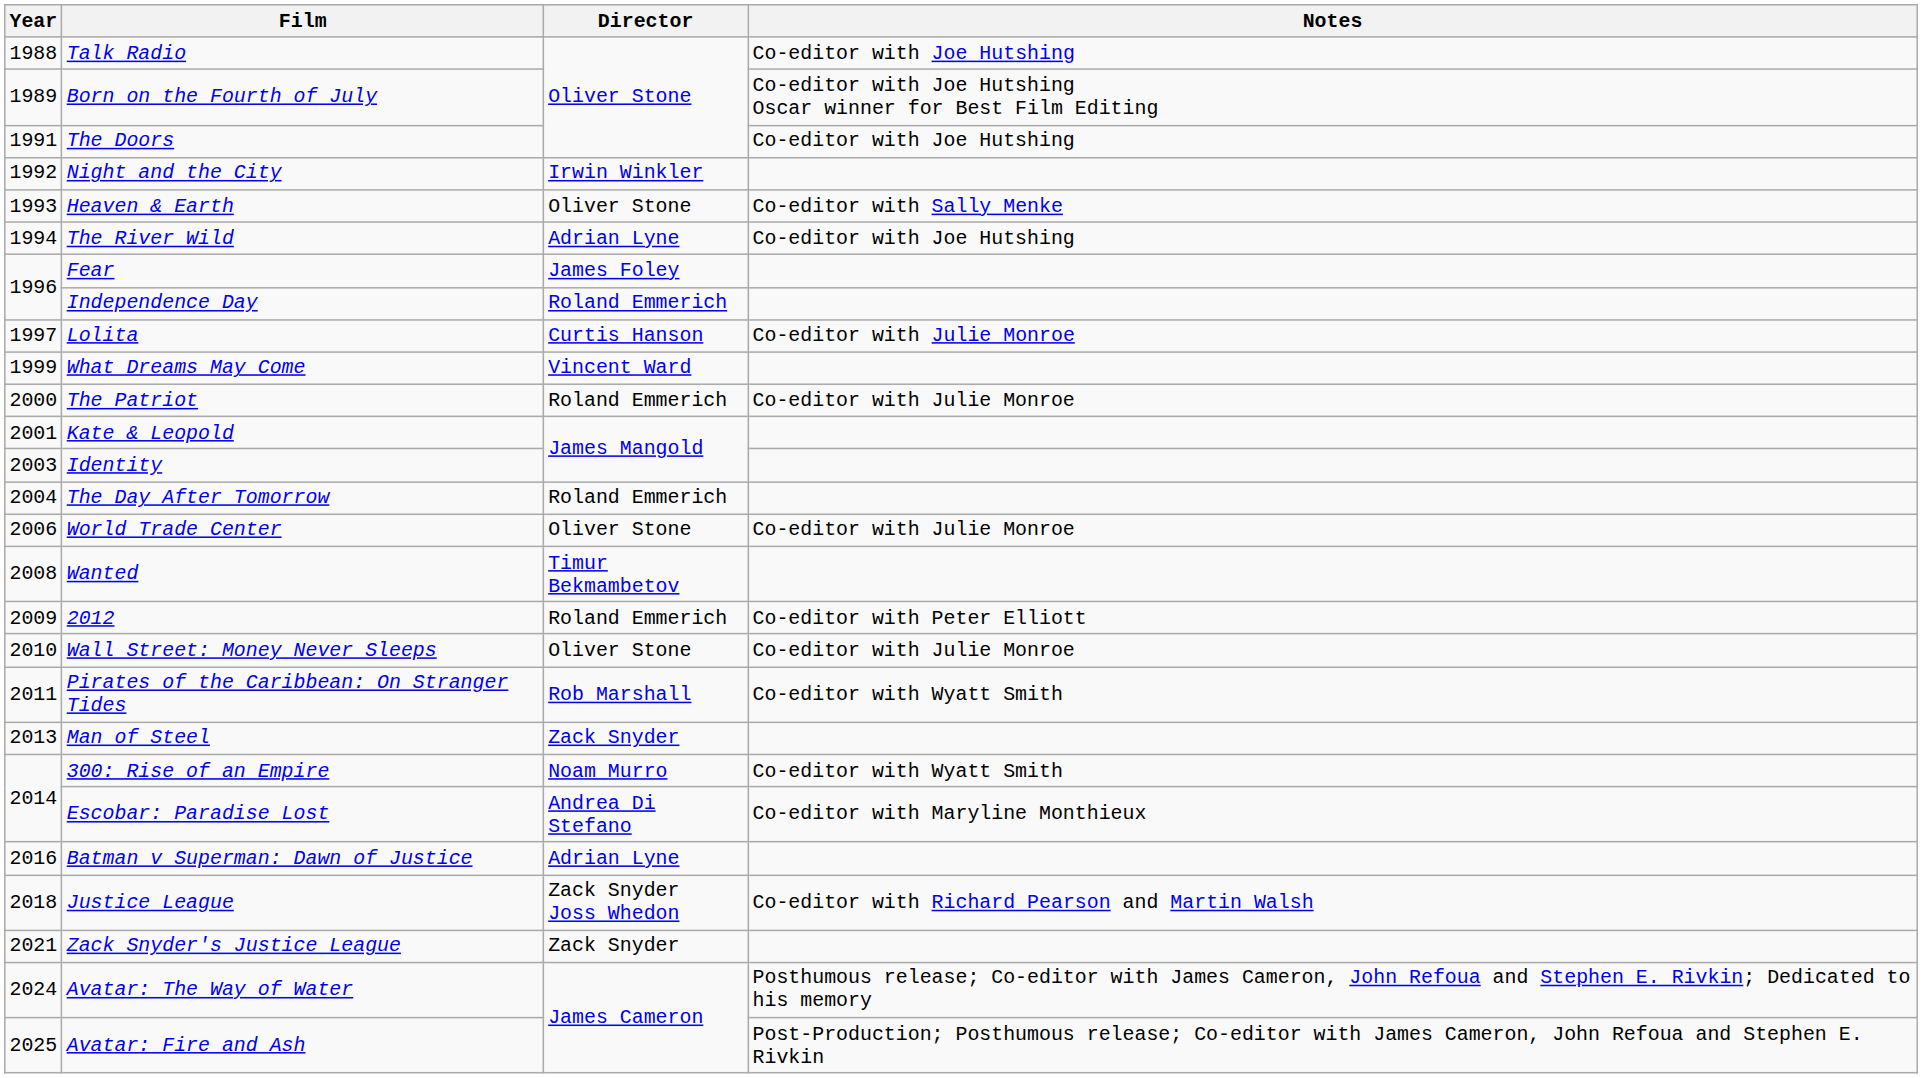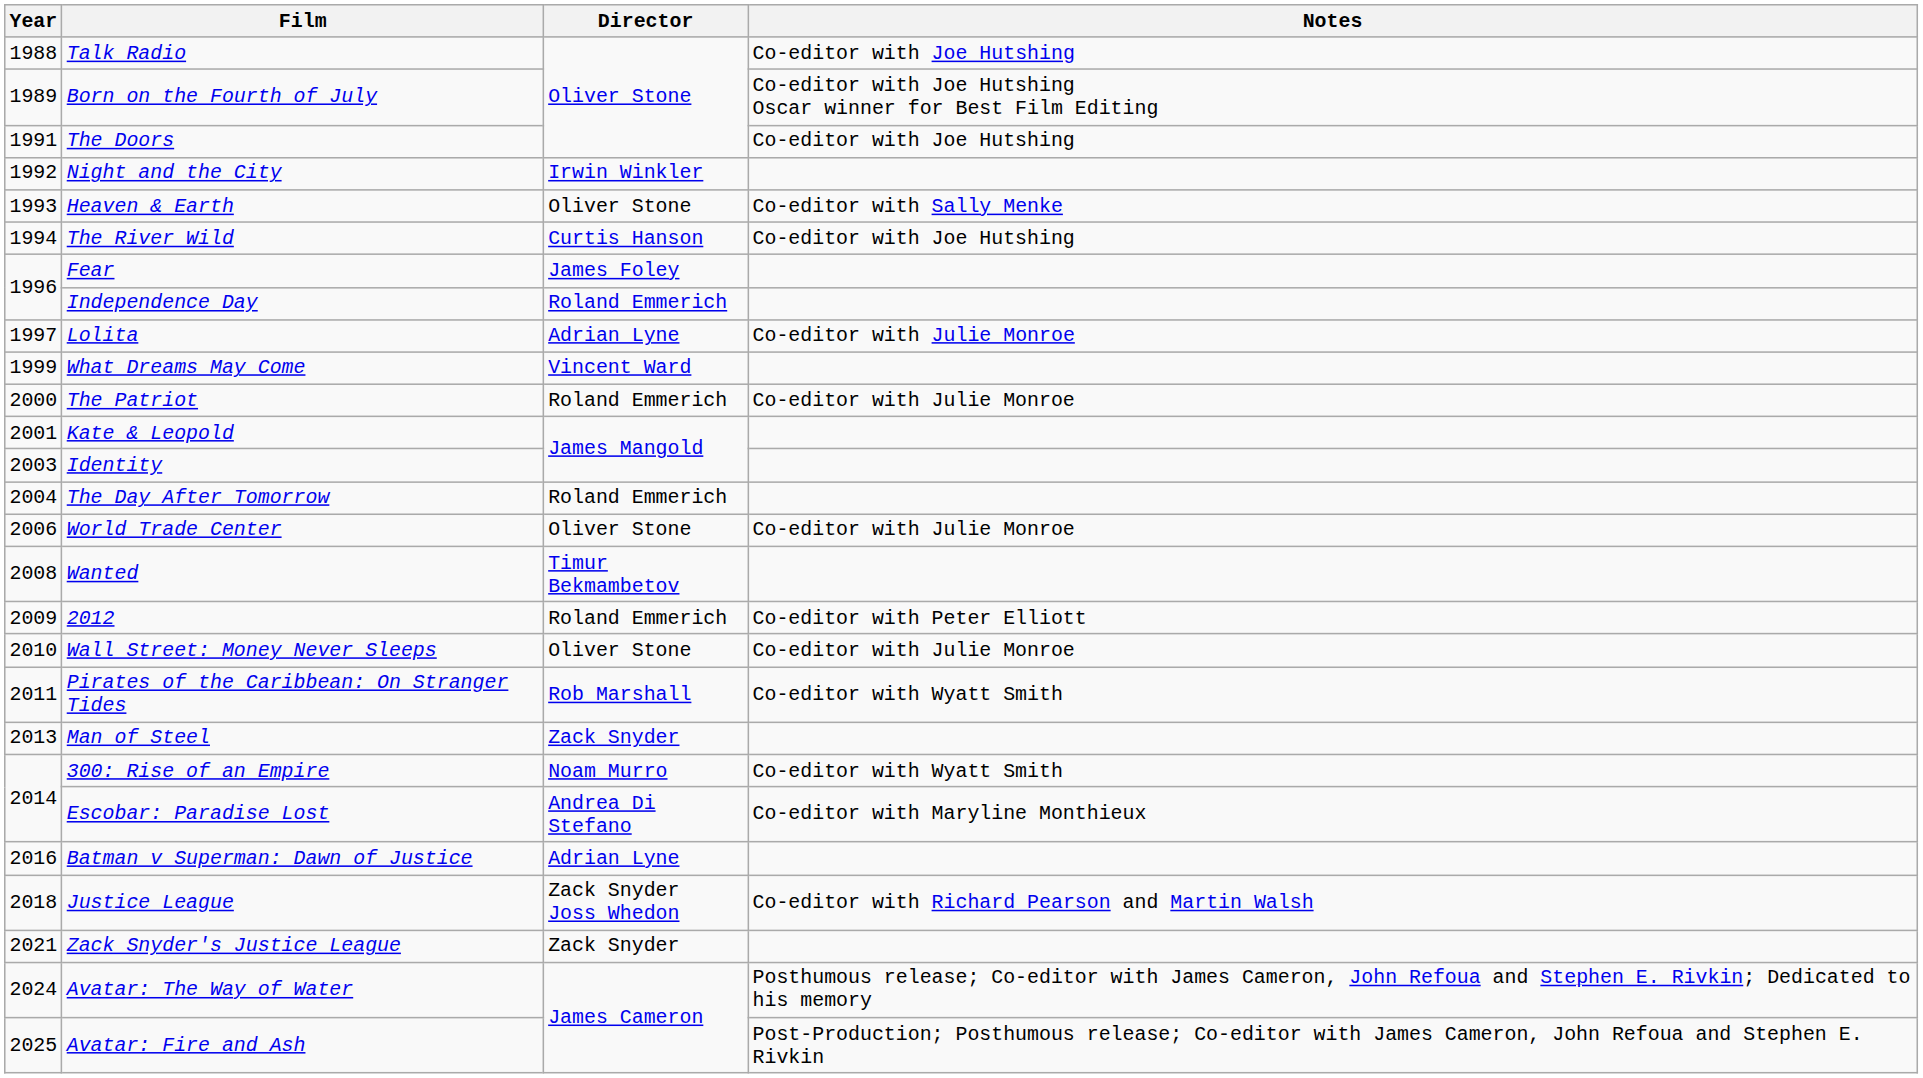(614, 238) Adrian Lyne -> (626, 238) Curtis Hanson
(626, 336) Curtis Hanson -> (614, 336) Adrian Lyne
